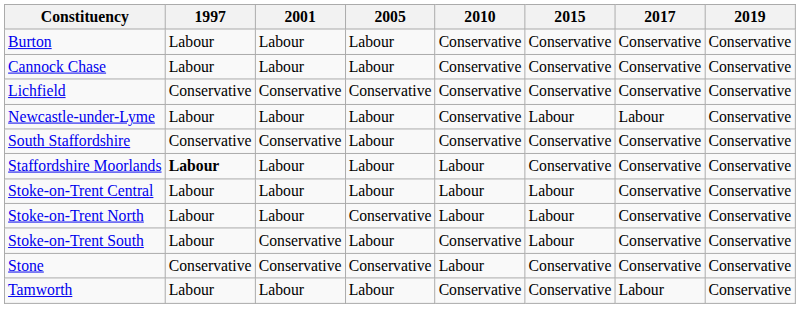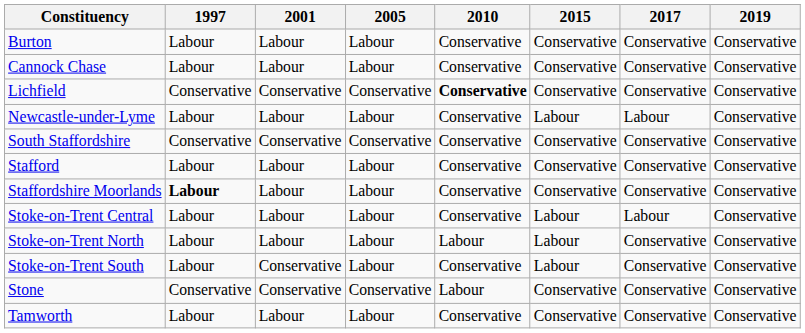(480, 91) normal -> (483, 91) bold
(371, 141) Labour -> (390, 141) Conservative
+ row: (34, 166)
(461, 166) Labour -> (480, 191) Conservative
(461, 191) Labour -> (480, 215) Conservative
(660, 191) Conservative -> (646, 215) Labour
(390, 215) Conservative -> (371, 240) Labour
(641, 290) Labour -> (665, 315) Conservative
